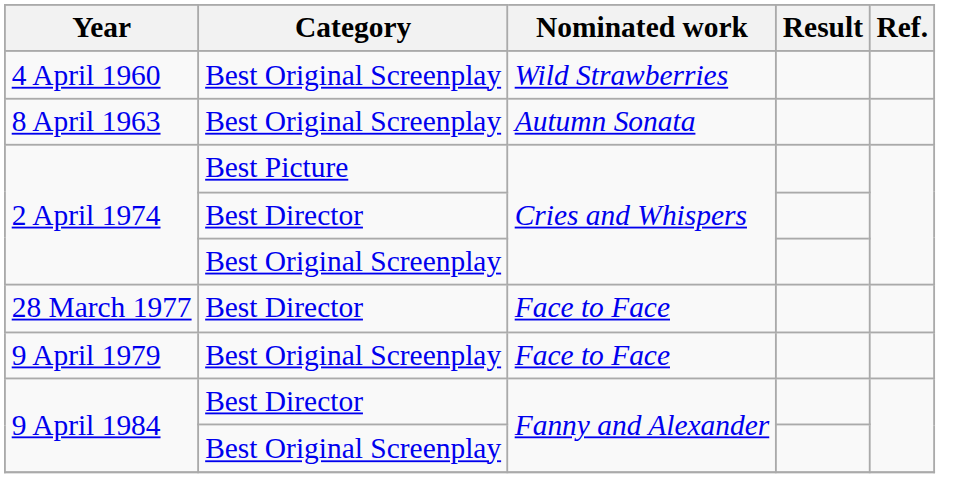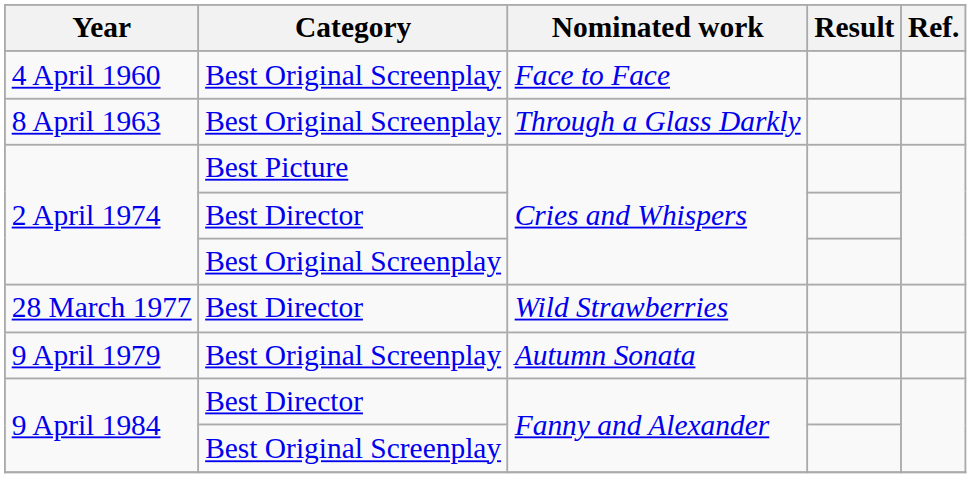(621, 74) Wild Strawberries -> (592, 74) Face to Face
(605, 121) Autumn Sonata -> (658, 121) Through a Glass Darkly
(592, 307) Face to Face -> (621, 307) Wild Strawberries
(592, 354) Face to Face -> (605, 354) Autumn Sonata
